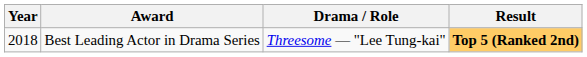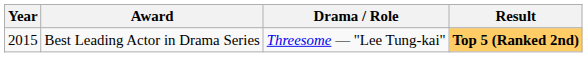(23, 39) 2018 -> (23, 39) 2015
